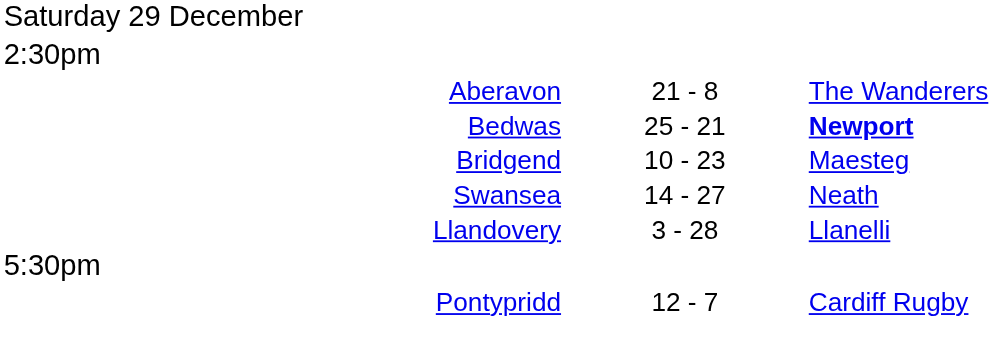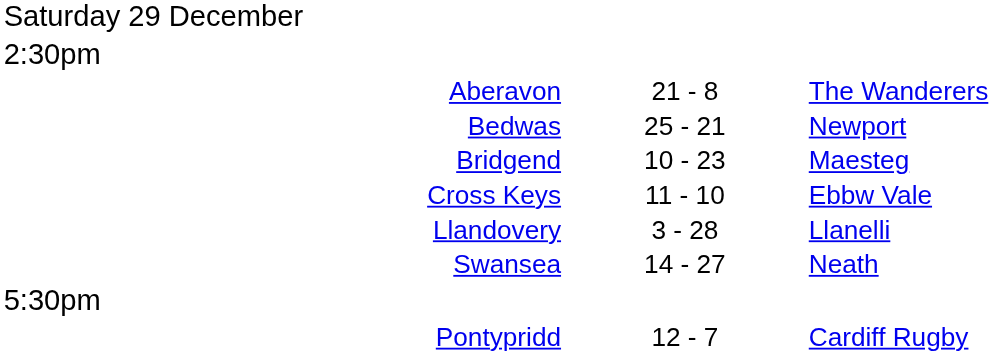(861, 126) bold -> (858, 126) normal
+ row: (494, 195)
rows swapped: (497, 229) <-> (507, 195)
